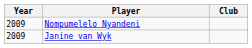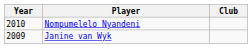(16, 24) 2009 -> (16, 24) 2010
